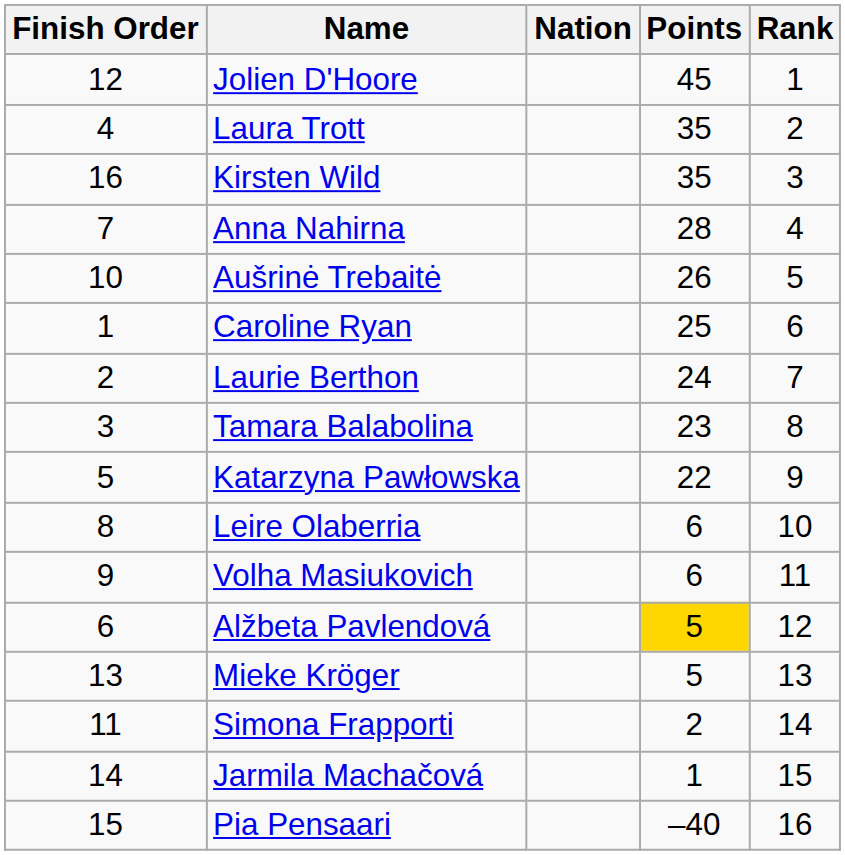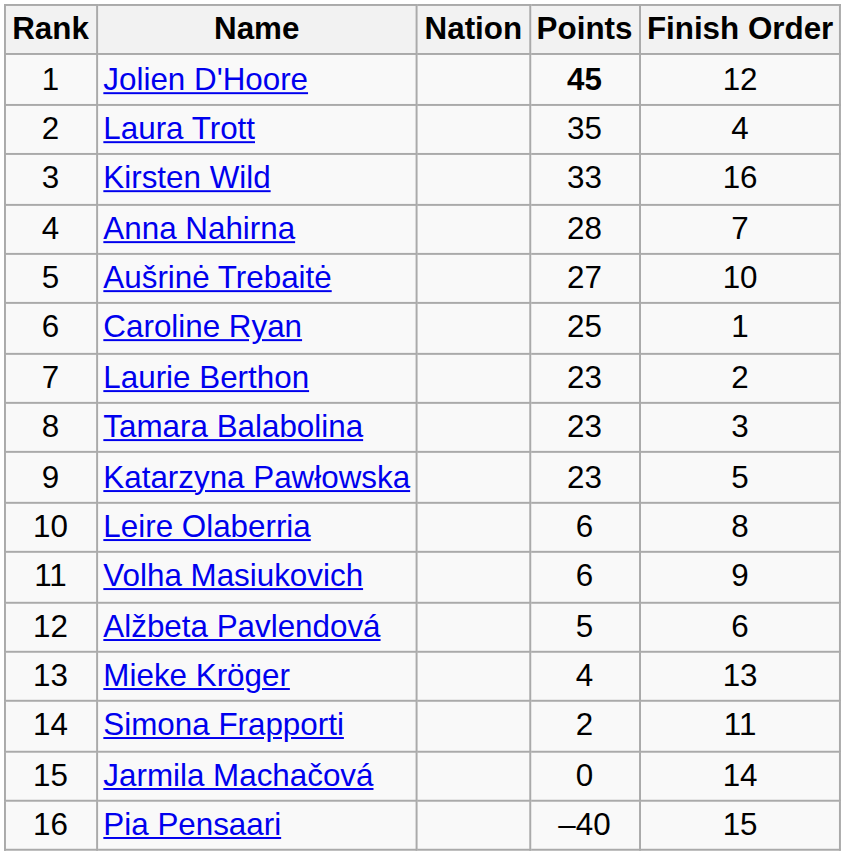columns swapped: (795, 29) <-> (105, 29)
(694, 79) normal -> (585, 79) bold
(694, 178) 35 -> (585, 178) 33
(694, 278) 26 -> (585, 278) 27
(694, 377) 24 -> (585, 377) 23
(694, 476) 22 -> (585, 476) 23
(694, 626) gold background -> (584, 626) no background
(694, 675) 5 -> (584, 675) 4
(694, 775) 1 -> (584, 775) 0
